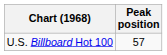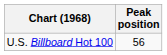(139, 42) 57 -> (139, 42) 56
